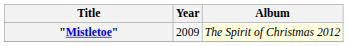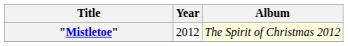(188, 32) 2009 -> (188, 32) 2012
